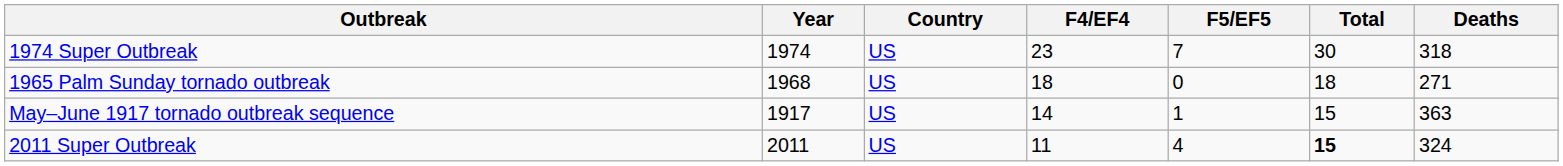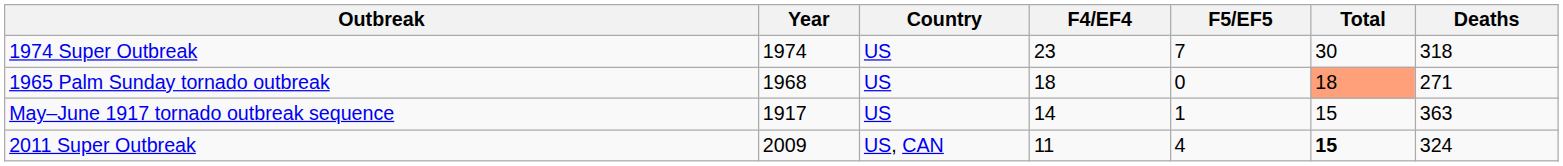(1325, 82) no background -> (1326, 82) lightsalmon background
(788, 144) 2011 -> (785, 144) 2009
(882, 144) US -> (904, 144) US, CAN
